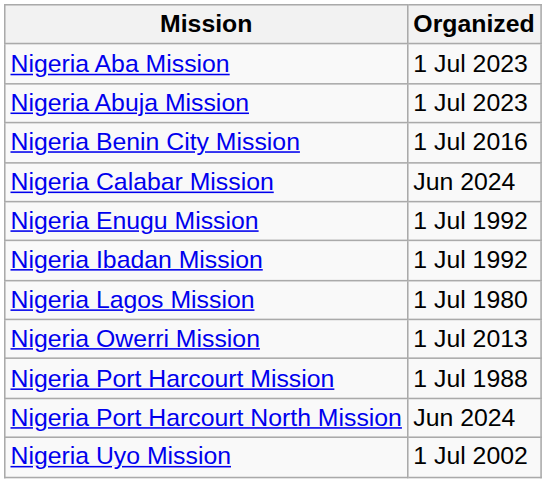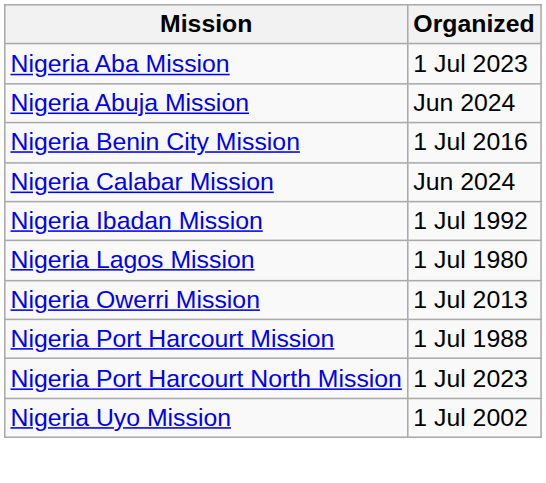(471, 102) 1 Jul 2023 -> (464, 102) Jun 2024
- row: (135, 220)
(464, 417) Jun 2024 -> (471, 378) 1 Jul 2023
